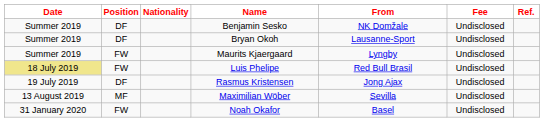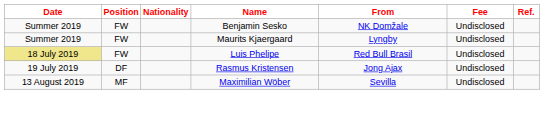(121, 26) DF -> (121, 26) FW
- row: (255, 40)
- row: (255, 110)
